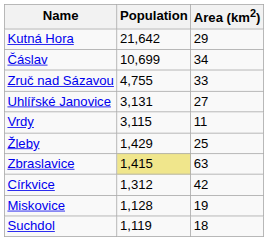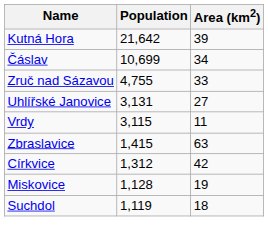(201, 39) 29 -> (201, 39) 39
- row: (23, 143)
(136, 164) khaki background -> (136, 143) no background
